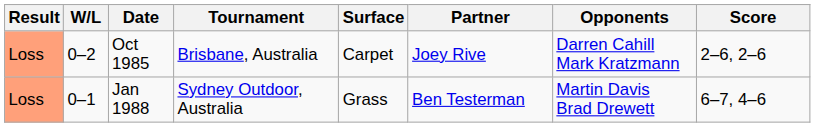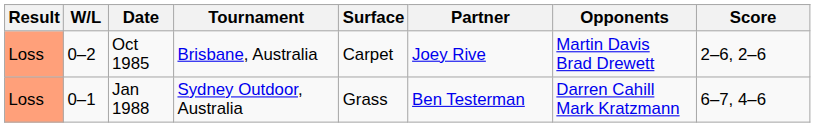(618, 53) Darren Cahill Mark Kratzmann -> (605, 53) Martin Davis Brad Drewett
(605, 99) Martin Davis Brad Drewett -> (618, 99) Darren Cahill Mark Kratzmann
